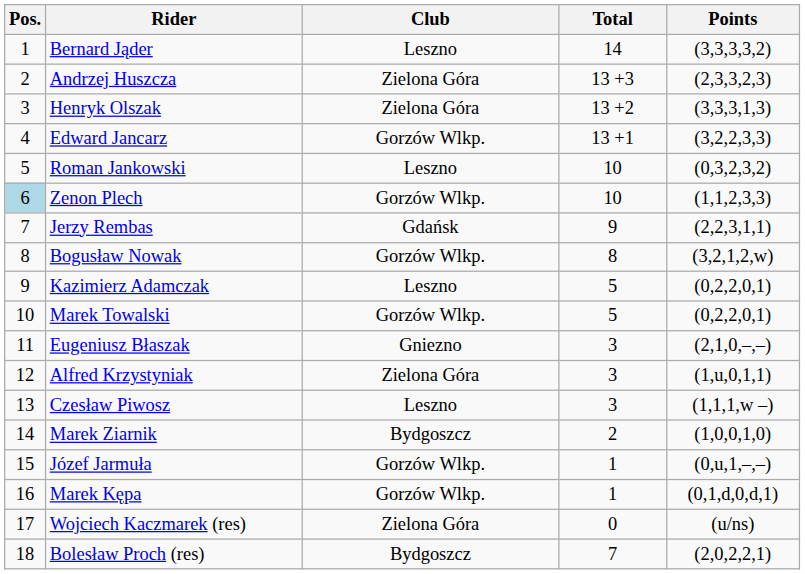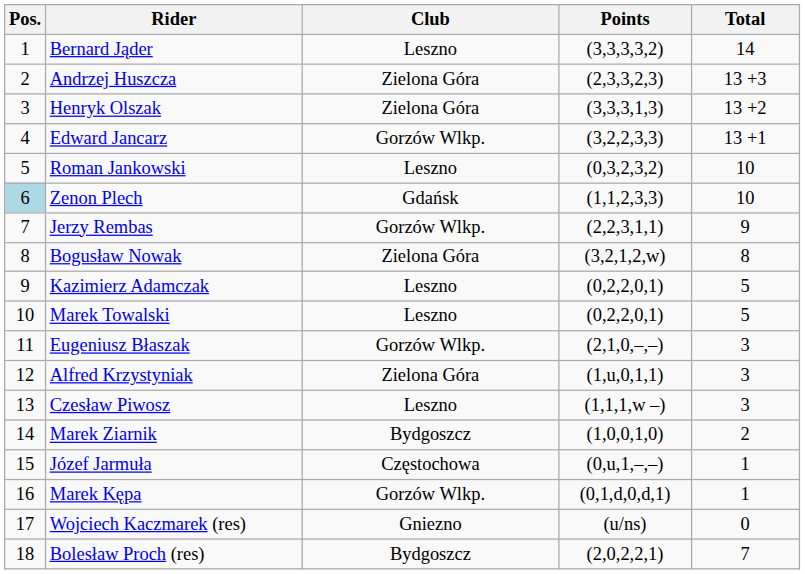columns swapped: (613, 19) <-> (733, 19)
(430, 197) Gorzów Wlkp. -> (430, 197) Gdańsk
(430, 226) Gdańsk -> (430, 226) Gorzów Wlkp.
(430, 256) Gorzów Wlkp. -> (430, 256) Zielona Góra
(430, 316) Gorzów Wlkp. -> (430, 316) Leszno
(430, 345) Gniezno -> (430, 345) Gorzów Wlkp.
(430, 464) Gorzów Wlkp. -> (430, 464) Częstochowa
(430, 523) Zielona Góra -> (430, 523) Gniezno
